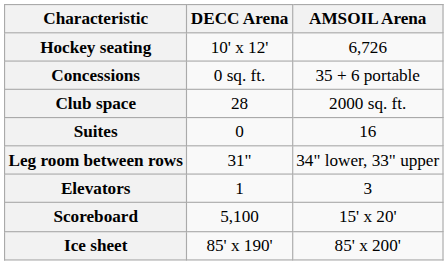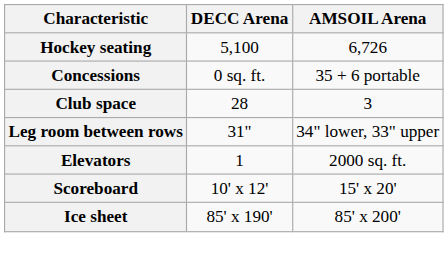(240, 47) 10' x 12' -> (240, 47) 5,100
(368, 103) 2000 sq. ft. -> (368, 103) 3
- row: (96, 132)
(368, 188) 3 -> (368, 160) 2000 sq. ft.
(240, 217) 5,100 -> (240, 188) 10' x 12'
